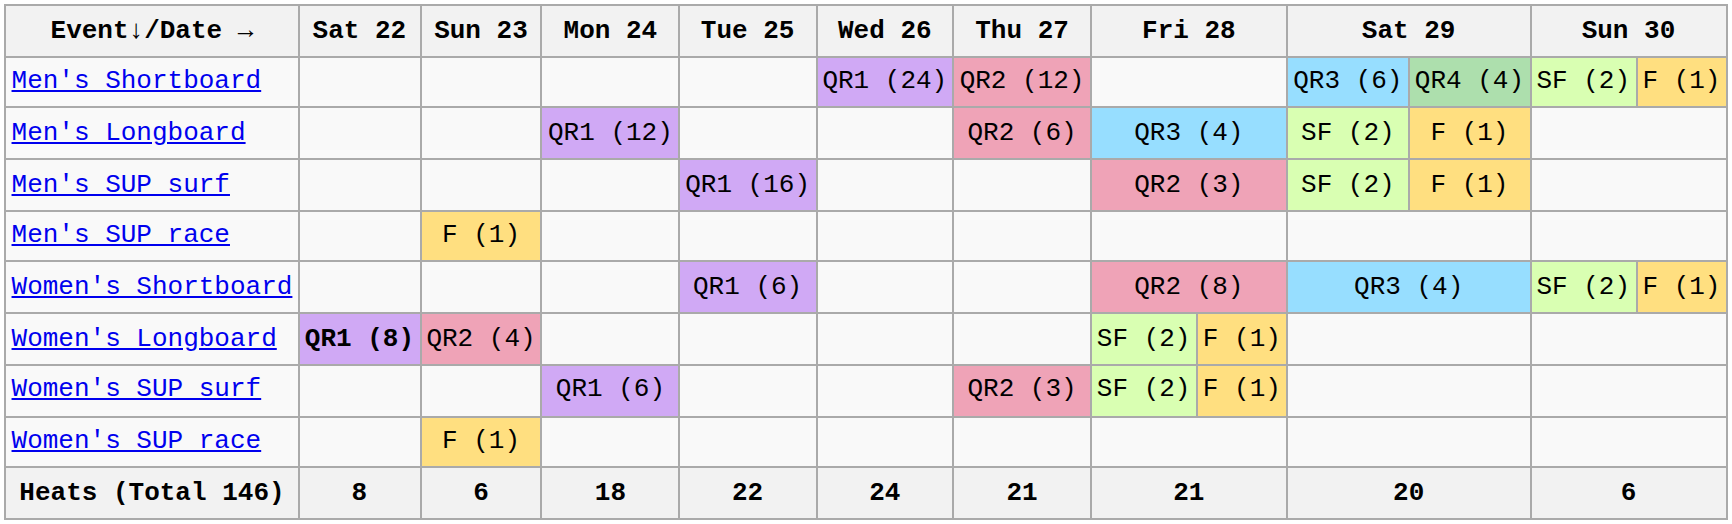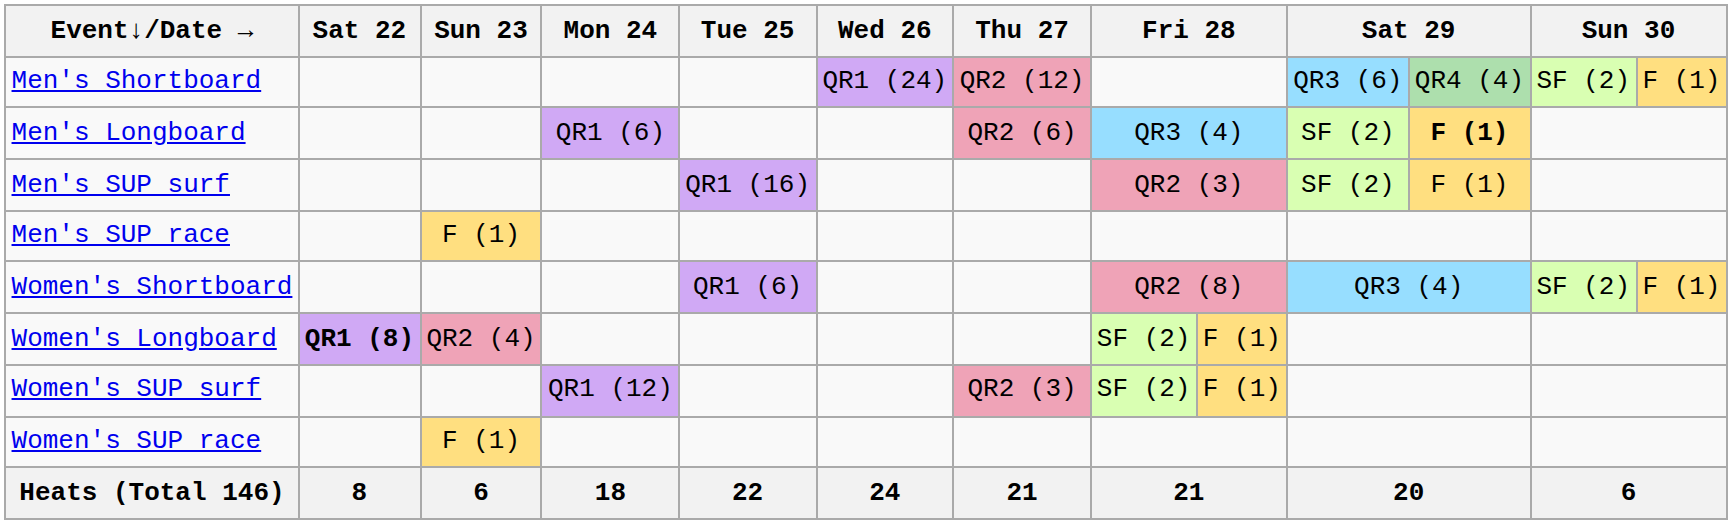(610, 133) QR1 (12) -> (610, 133) QR1 (6)
(1469, 133) normal -> (1469, 133) bold
(610, 390) QR1 (6) -> (610, 390) QR1 (12)
